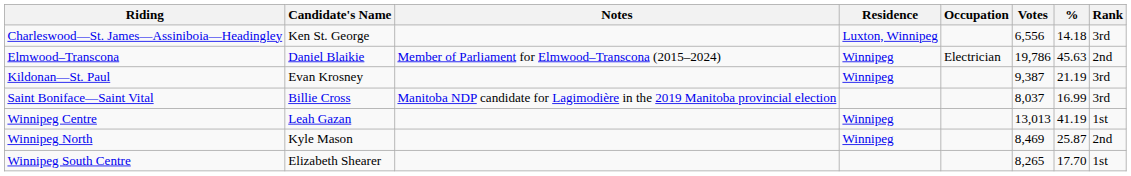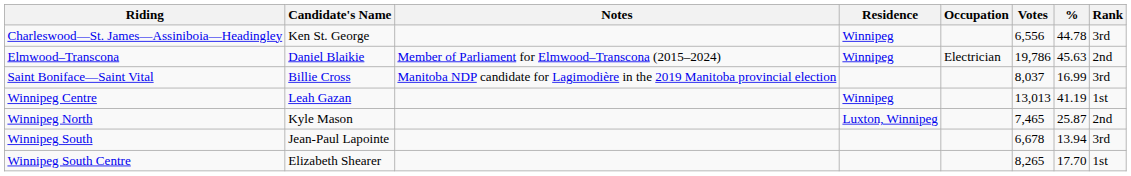(890, 35) Luxton, Winnipeg -> (868, 35) Winnipeg
(1072, 35) 14.18 -> (1072, 35) 44.78
- row: (59, 77)
(868, 139) Winnipeg -> (890, 118) Luxton, Winnipeg
(1030, 139) 8,469 -> (1030, 118) 7,465
+ row: (50, 139)
